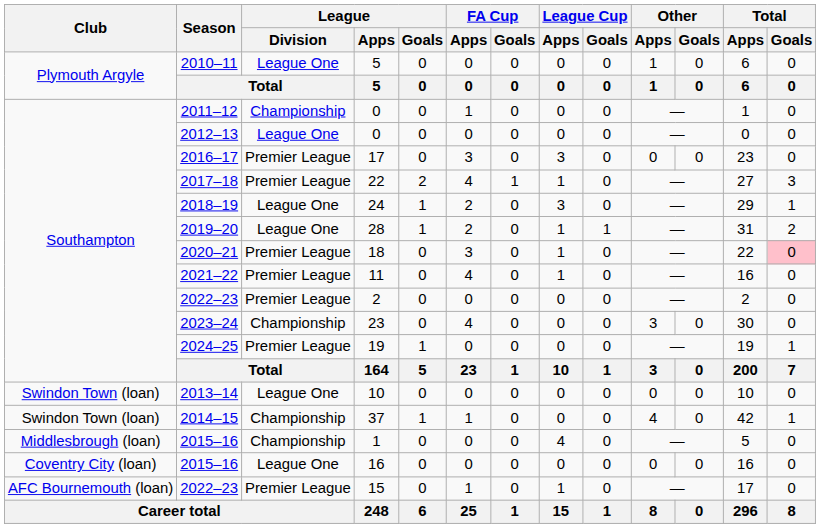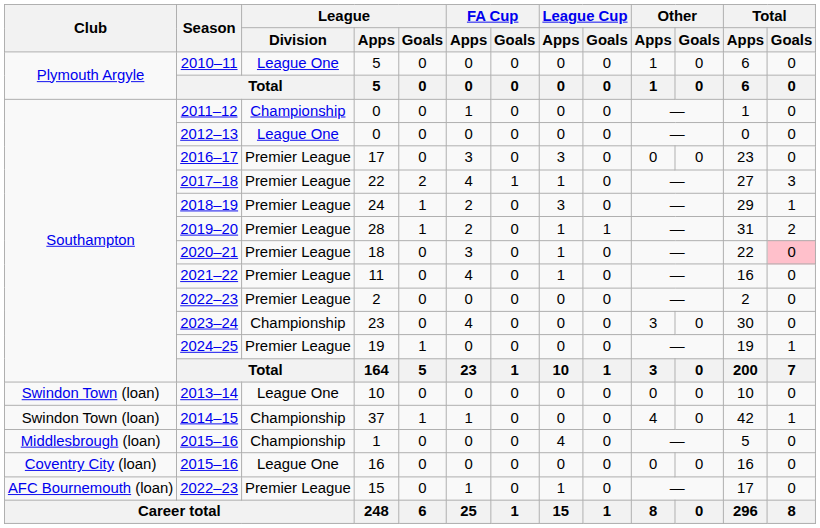(298, 205) League One -> (298, 205) Premier League
(298, 228) League One -> (298, 228) Premier League
